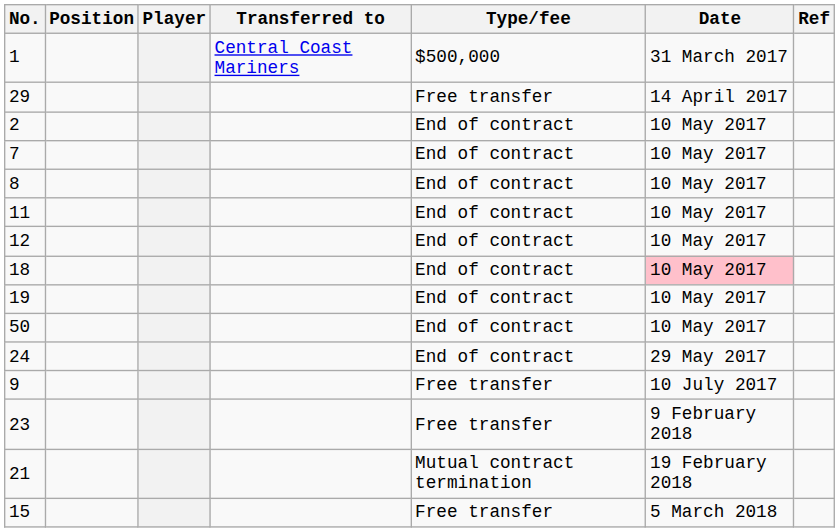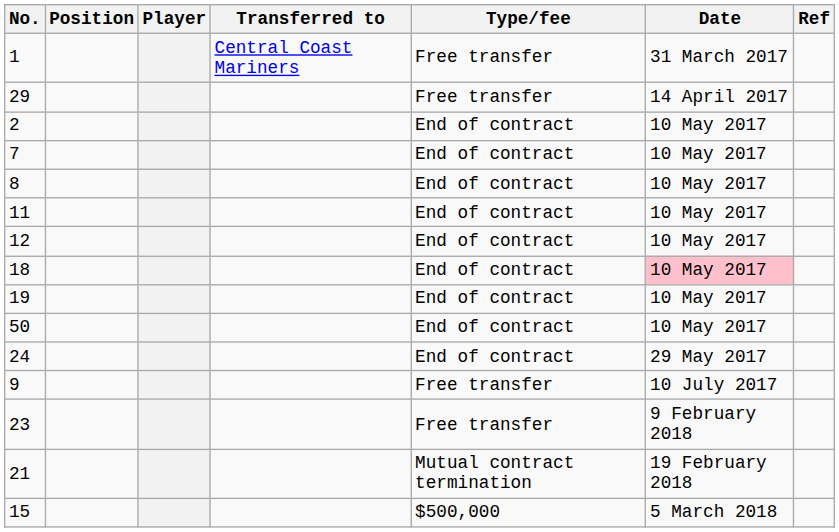(458, 58) $500,000 -> (484, 58) Free transfer
(484, 513) Free transfer -> (458, 513) $500,000
